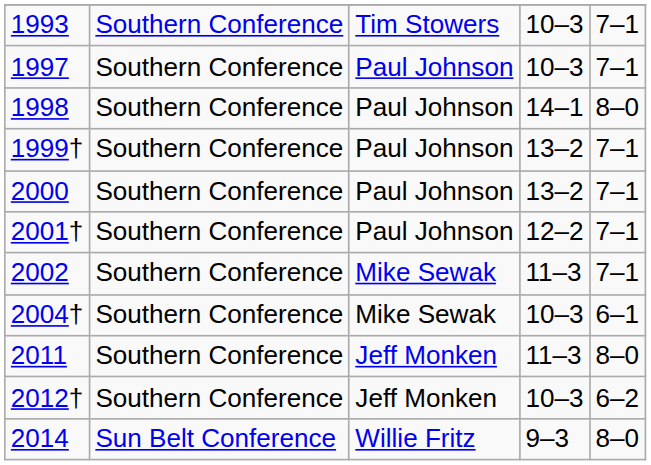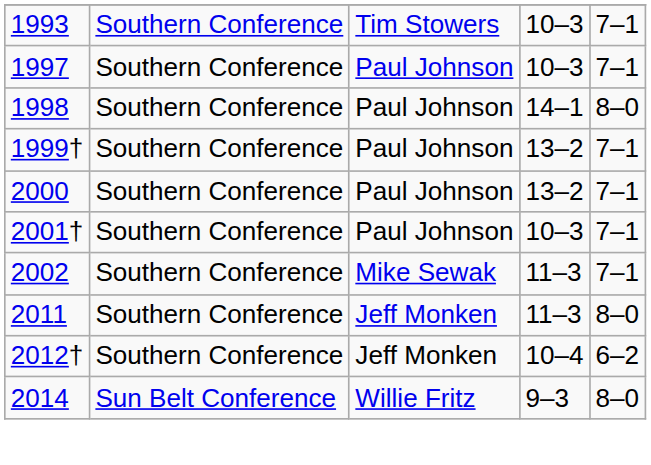(554, 231) 12–2 -> (554, 231) 10–3
- row: (47, 314)
(554, 397) 10–3 -> (554, 356) 10–4
